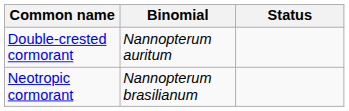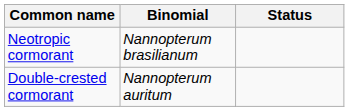rows swapped: (57, 47) <-> (41, 86)
